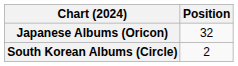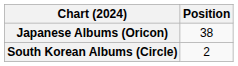(207, 33) 32 -> (207, 33) 38
